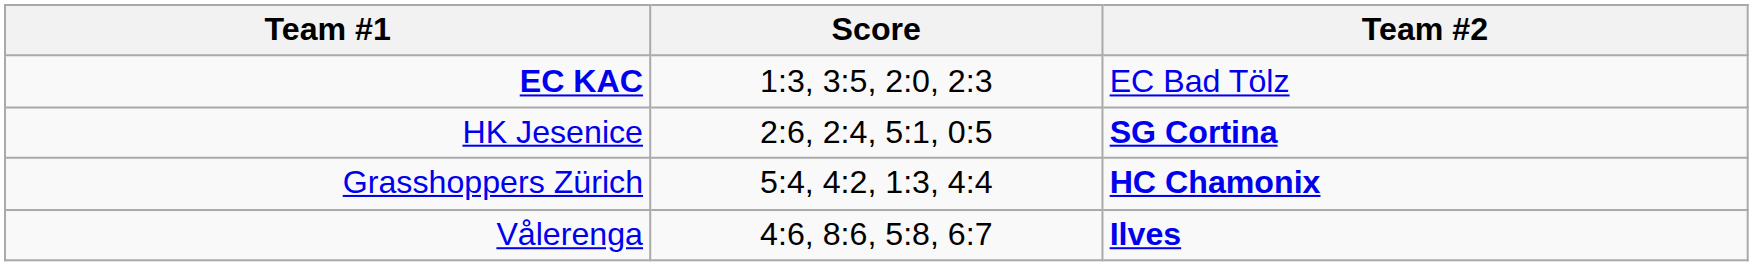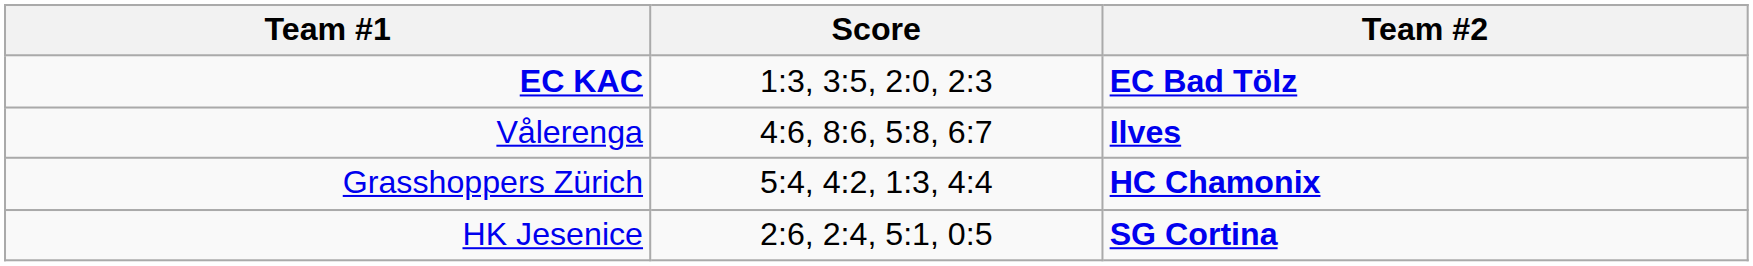(1200, 81) normal -> (1203, 81) bold
rows swapped: (570, 234) <-> (553, 132)
